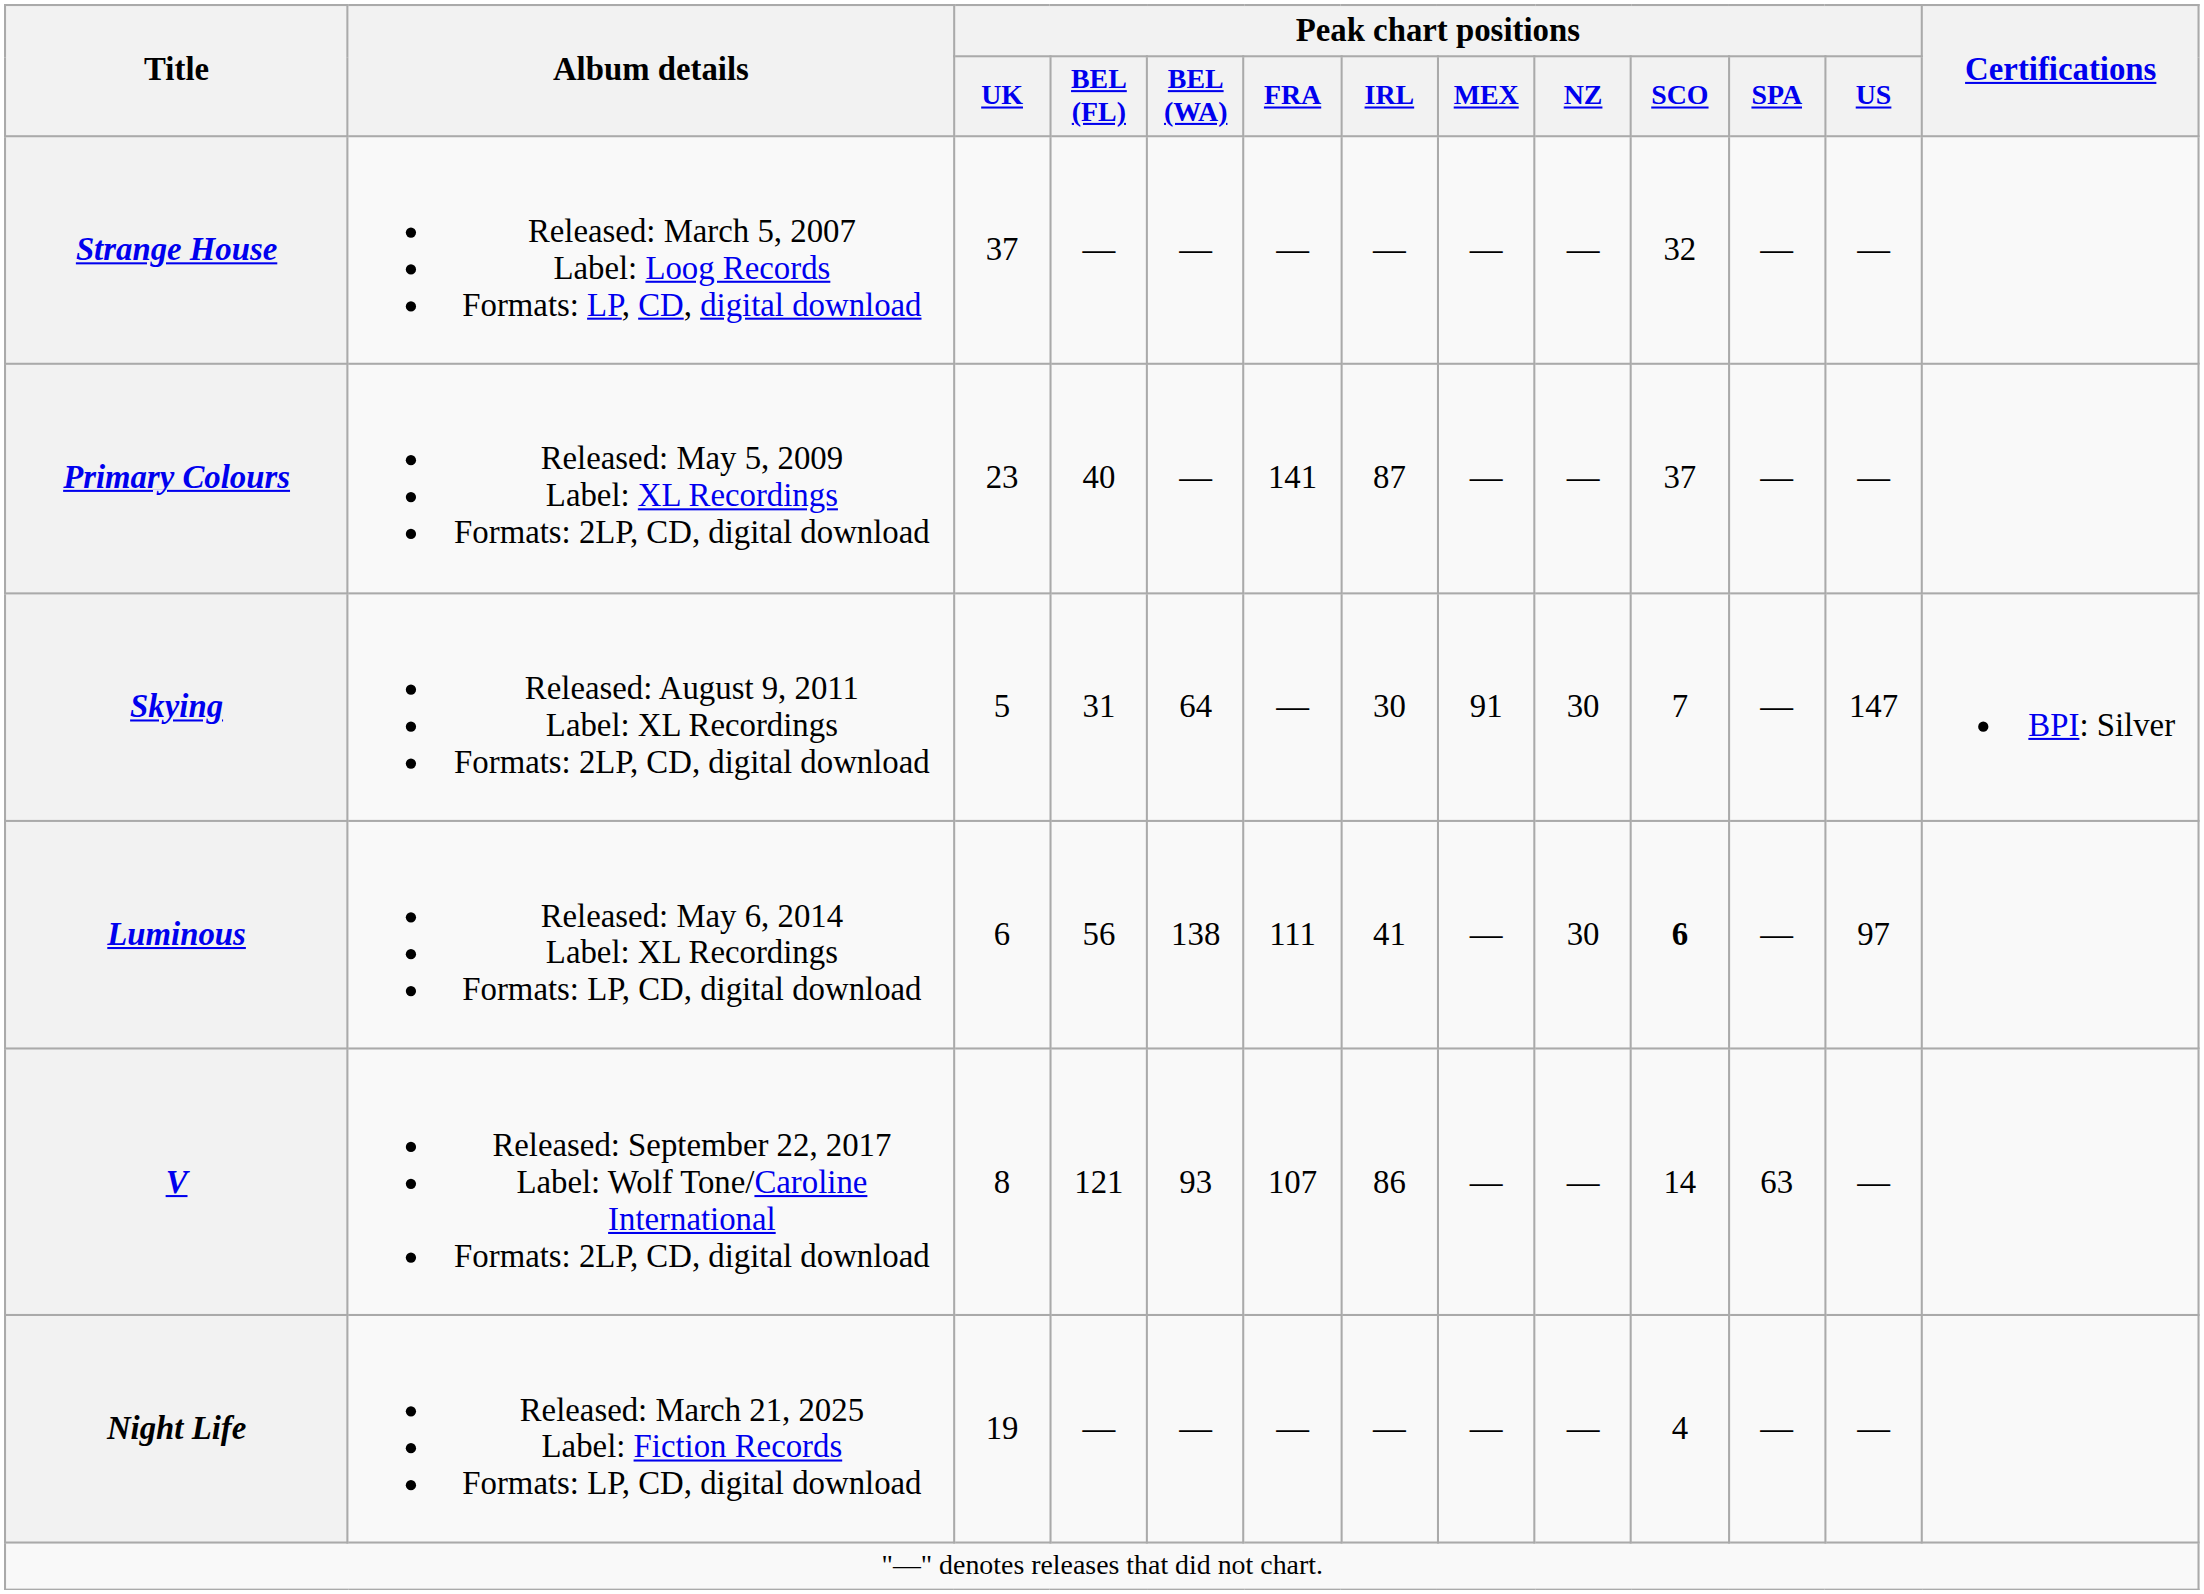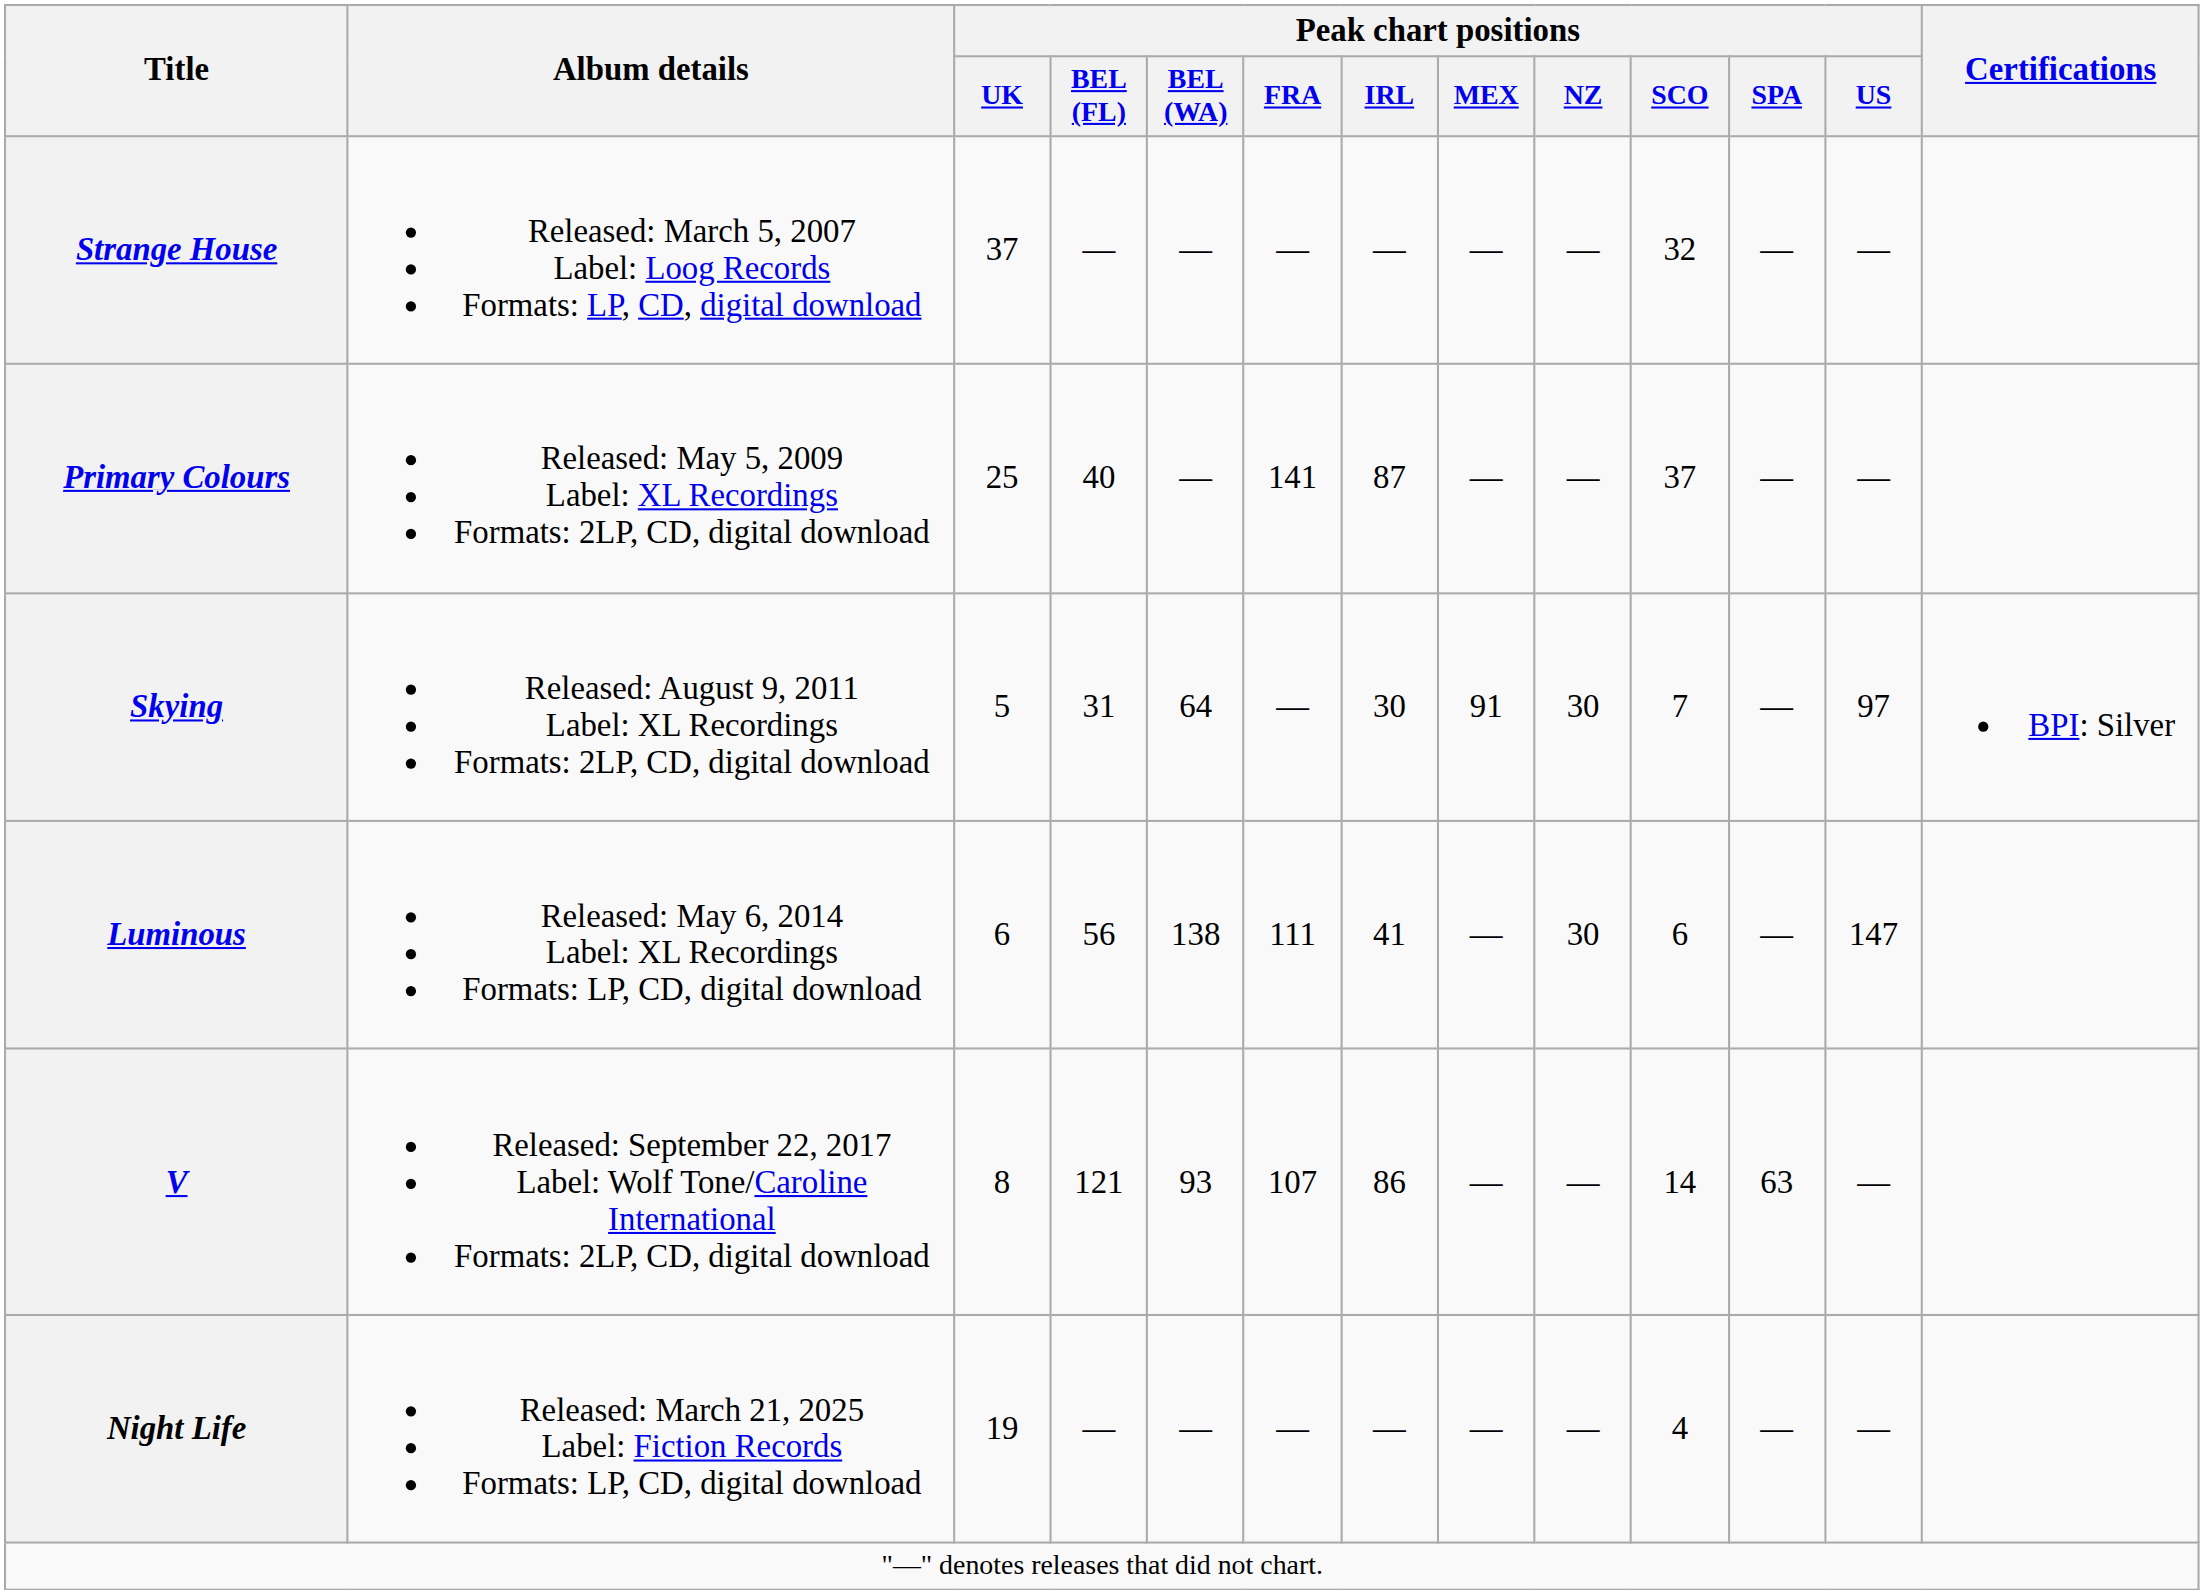(1002, 477) 23 -> (1002, 477) 25
(1874, 706) 147 -> (1874, 706) 97
(1680, 934) bold -> (1680, 934) normal
(1874, 934) 97 -> (1874, 934) 147
